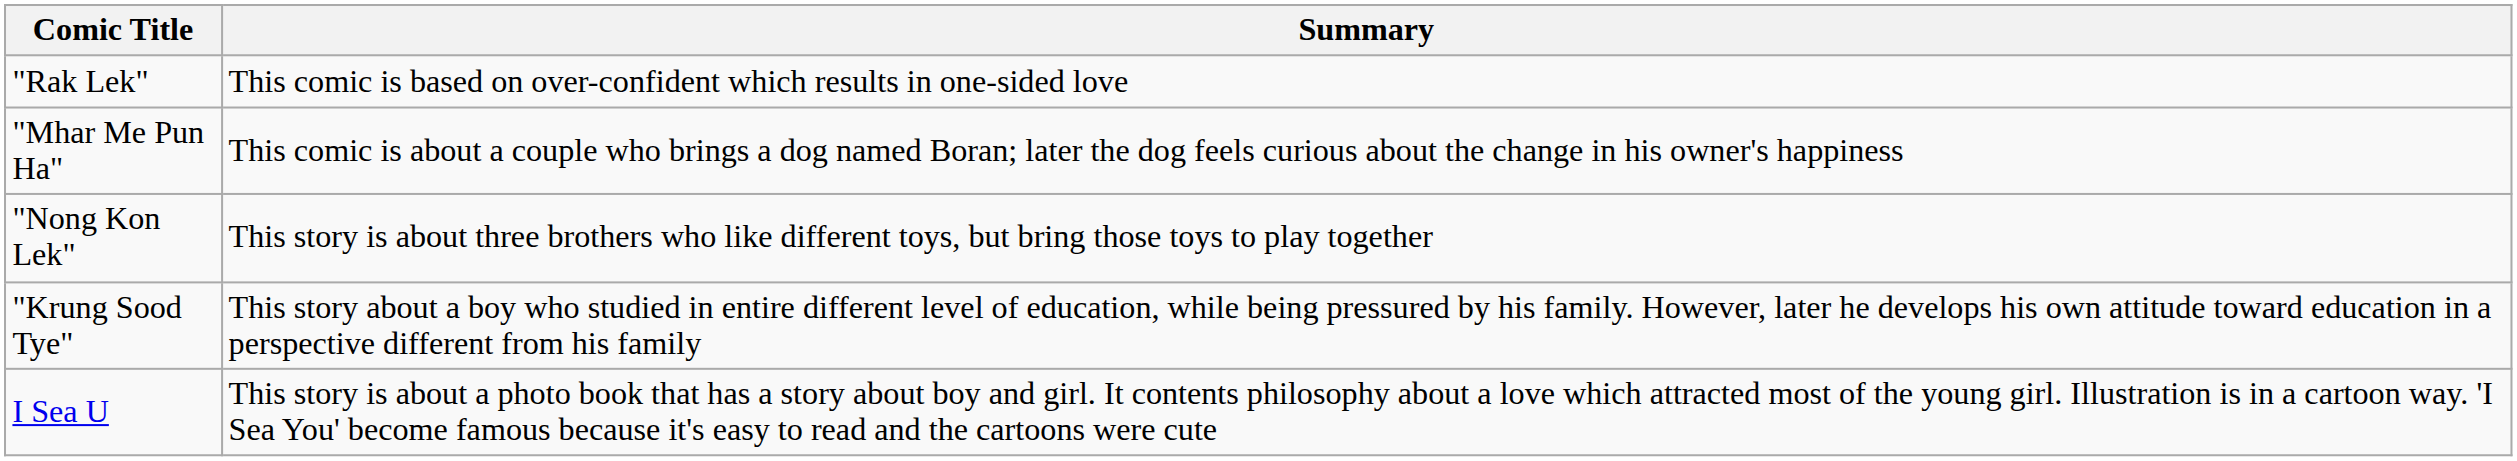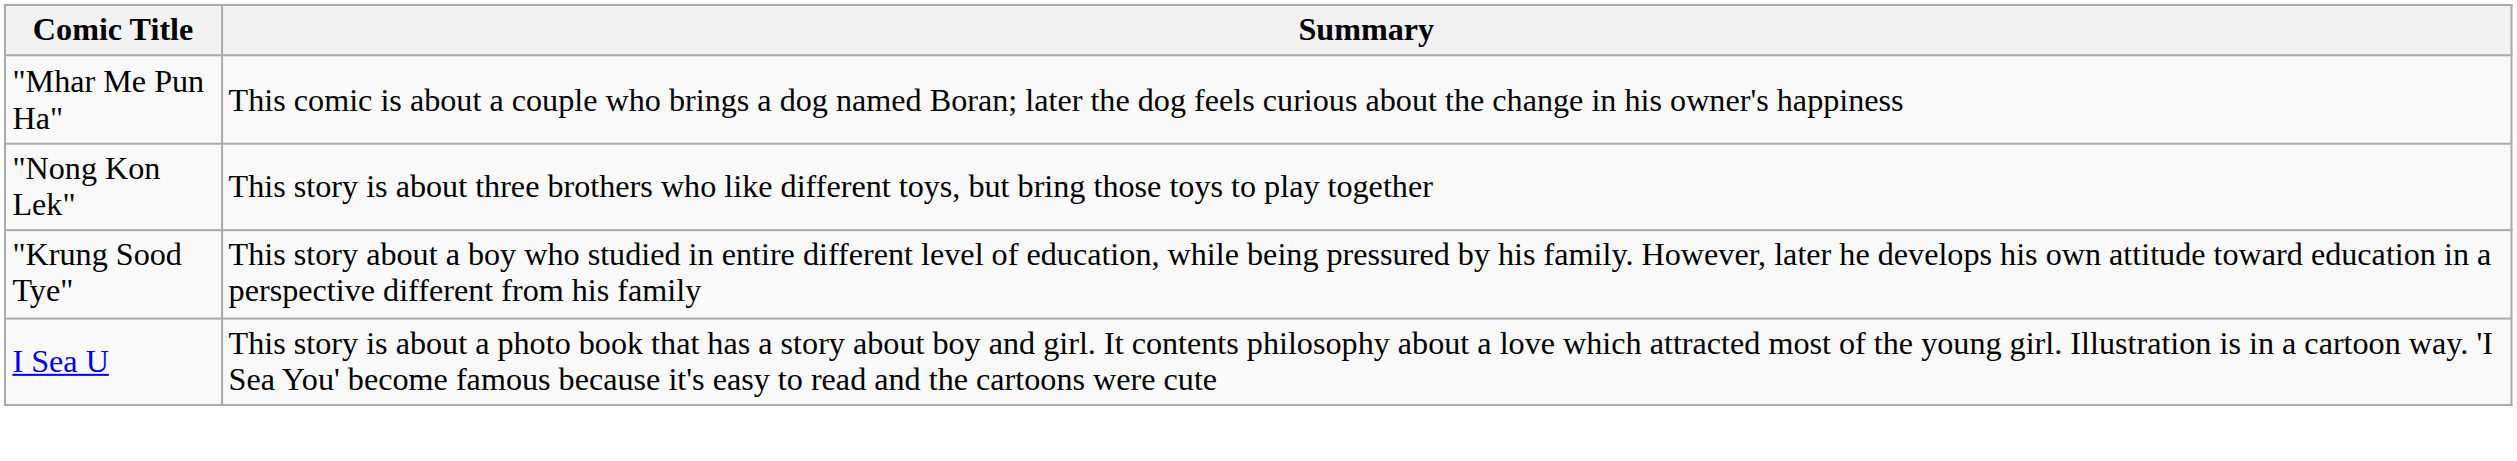- row: (80, 81)
